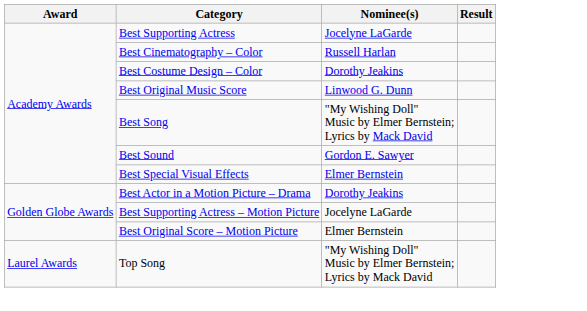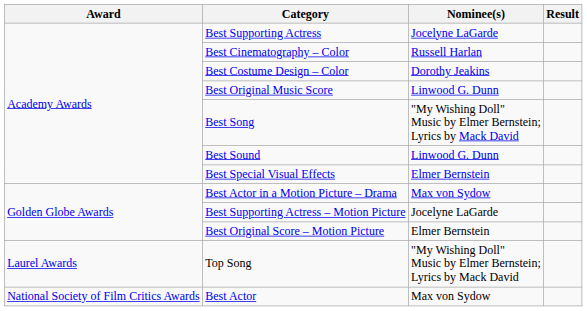(369, 155) Gordon E. Sawyer -> (455, 155) Linwood G. Dunn
(364, 193) Dorothy Jeakins -> (451, 193) Max von Sydow
+ row: (231, 296)
